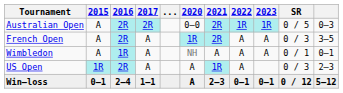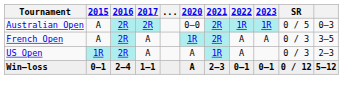- row: (30, 53)
